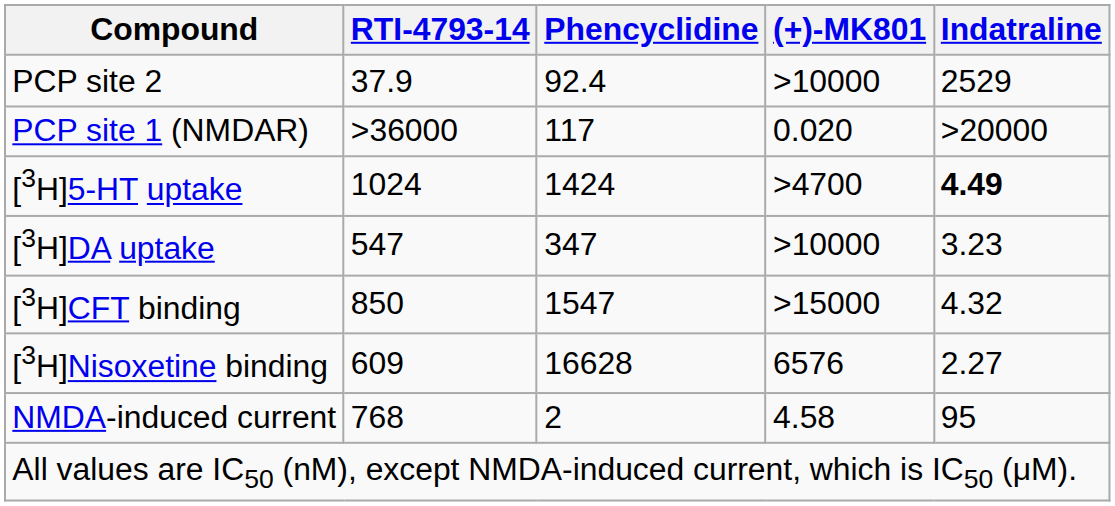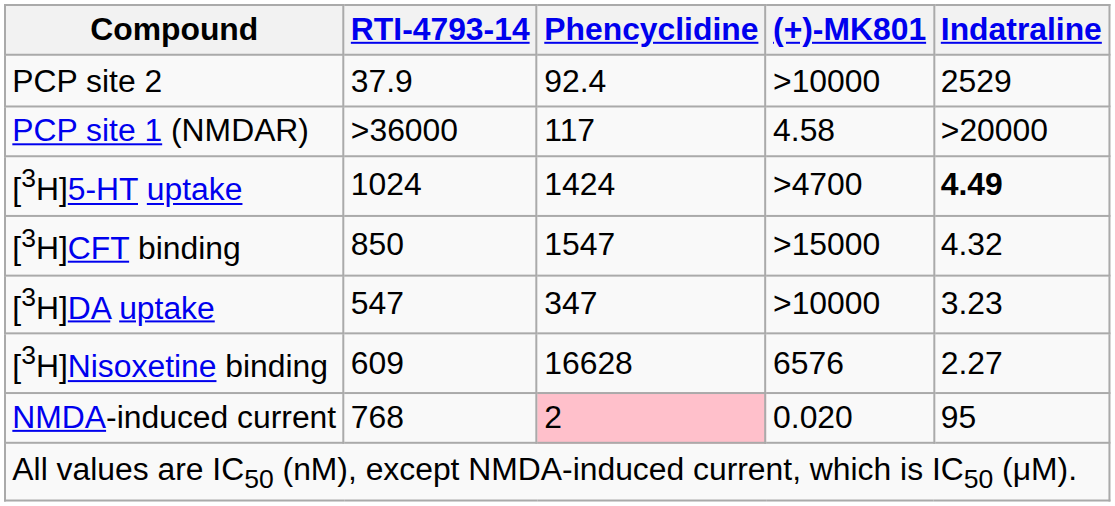(813, 130) 0.020 -> (804, 130) 4.58
rows swapped: (114, 244) <-> (126, 303)
(553, 417) no background -> (553, 417) pink background
(804, 417) 4.58 -> (813, 417) 0.020
